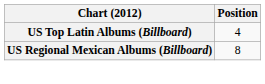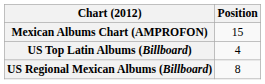+ row: (110, 32)
